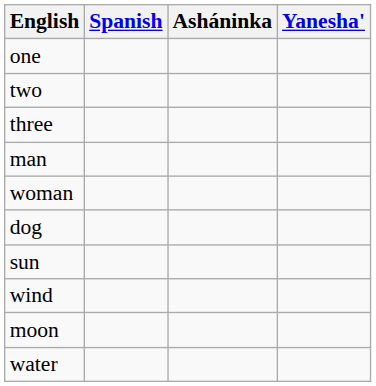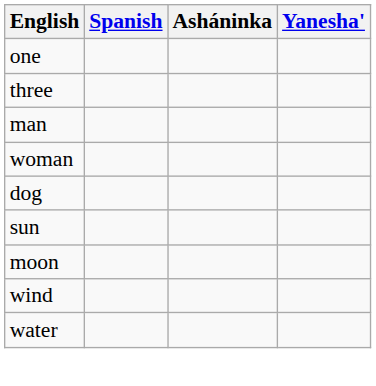- row: (26, 90)
rows swapped: (31, 295) <-> (34, 329)
